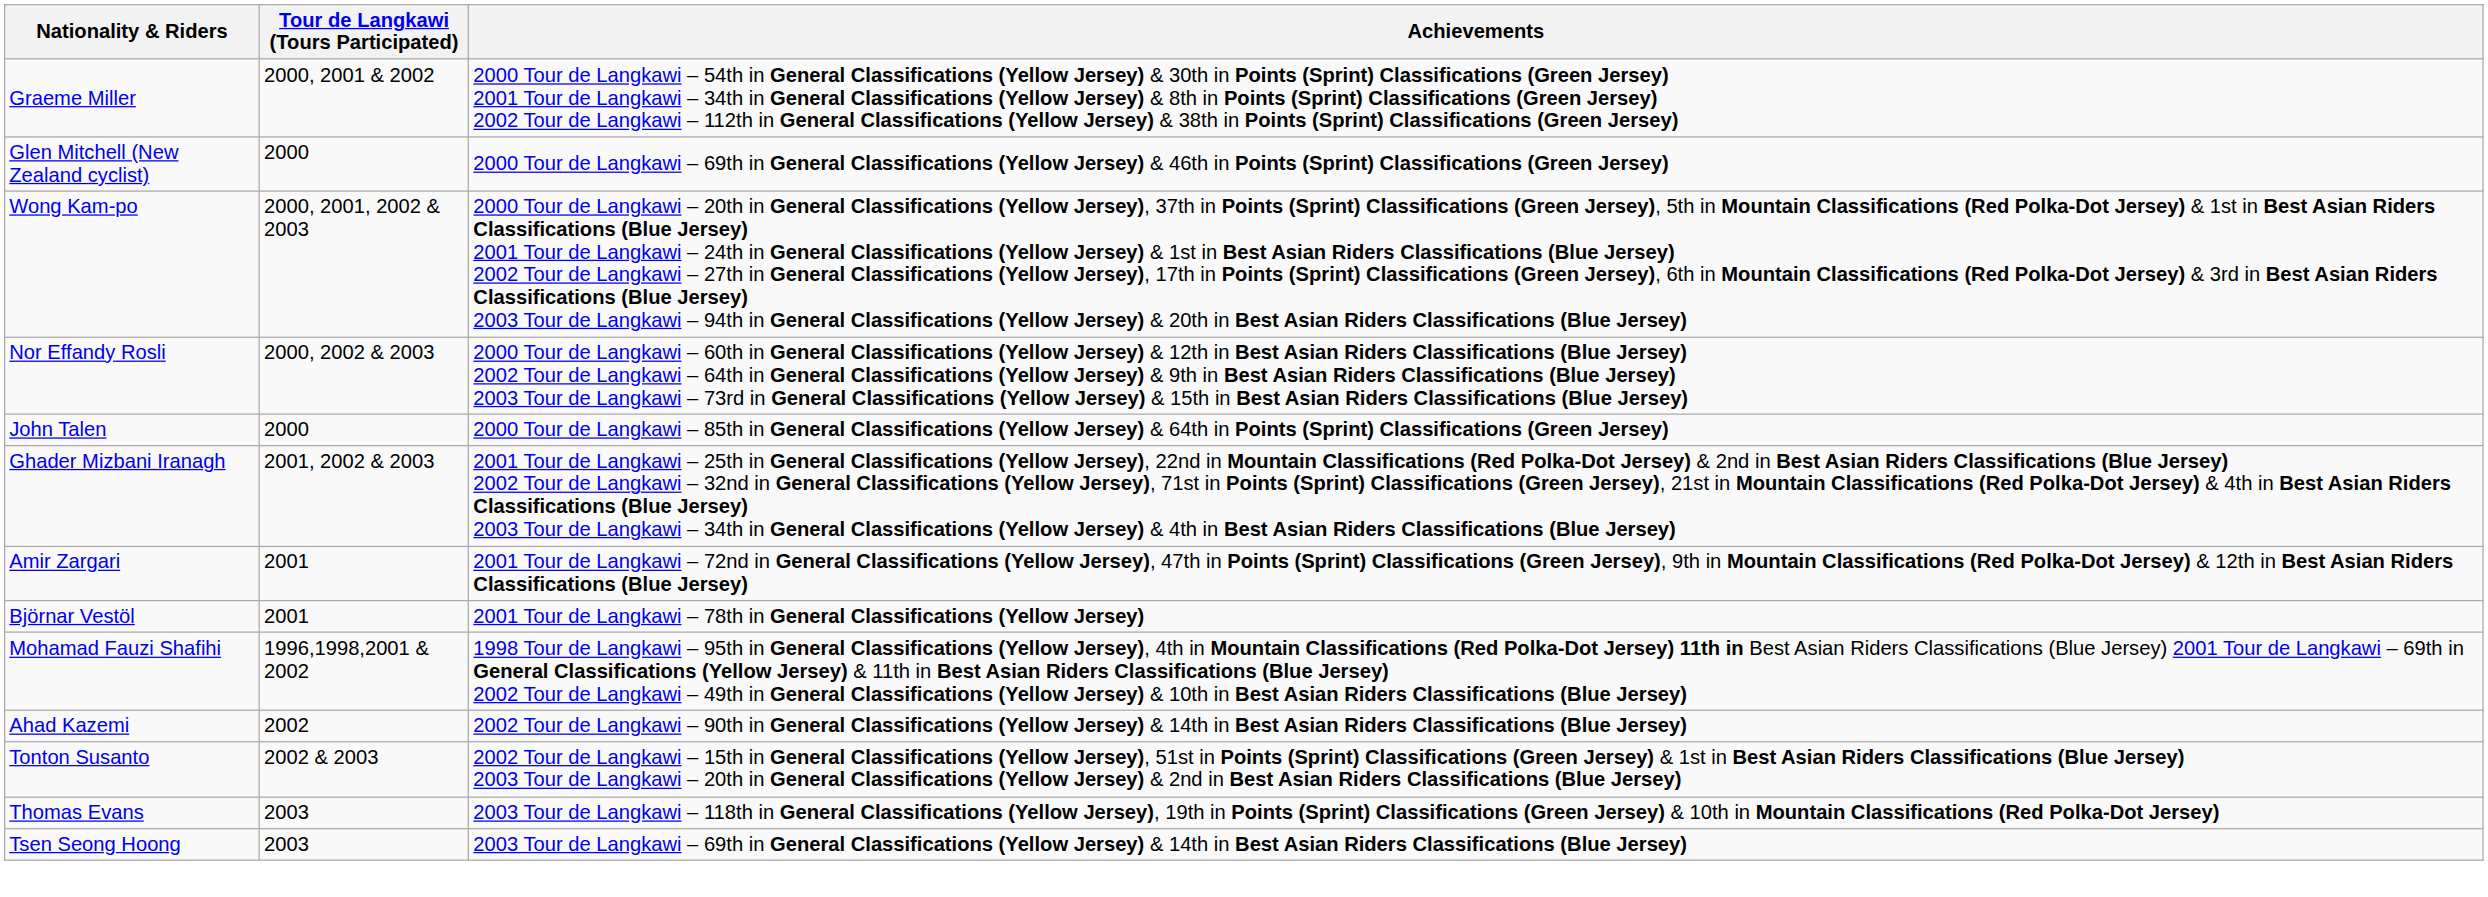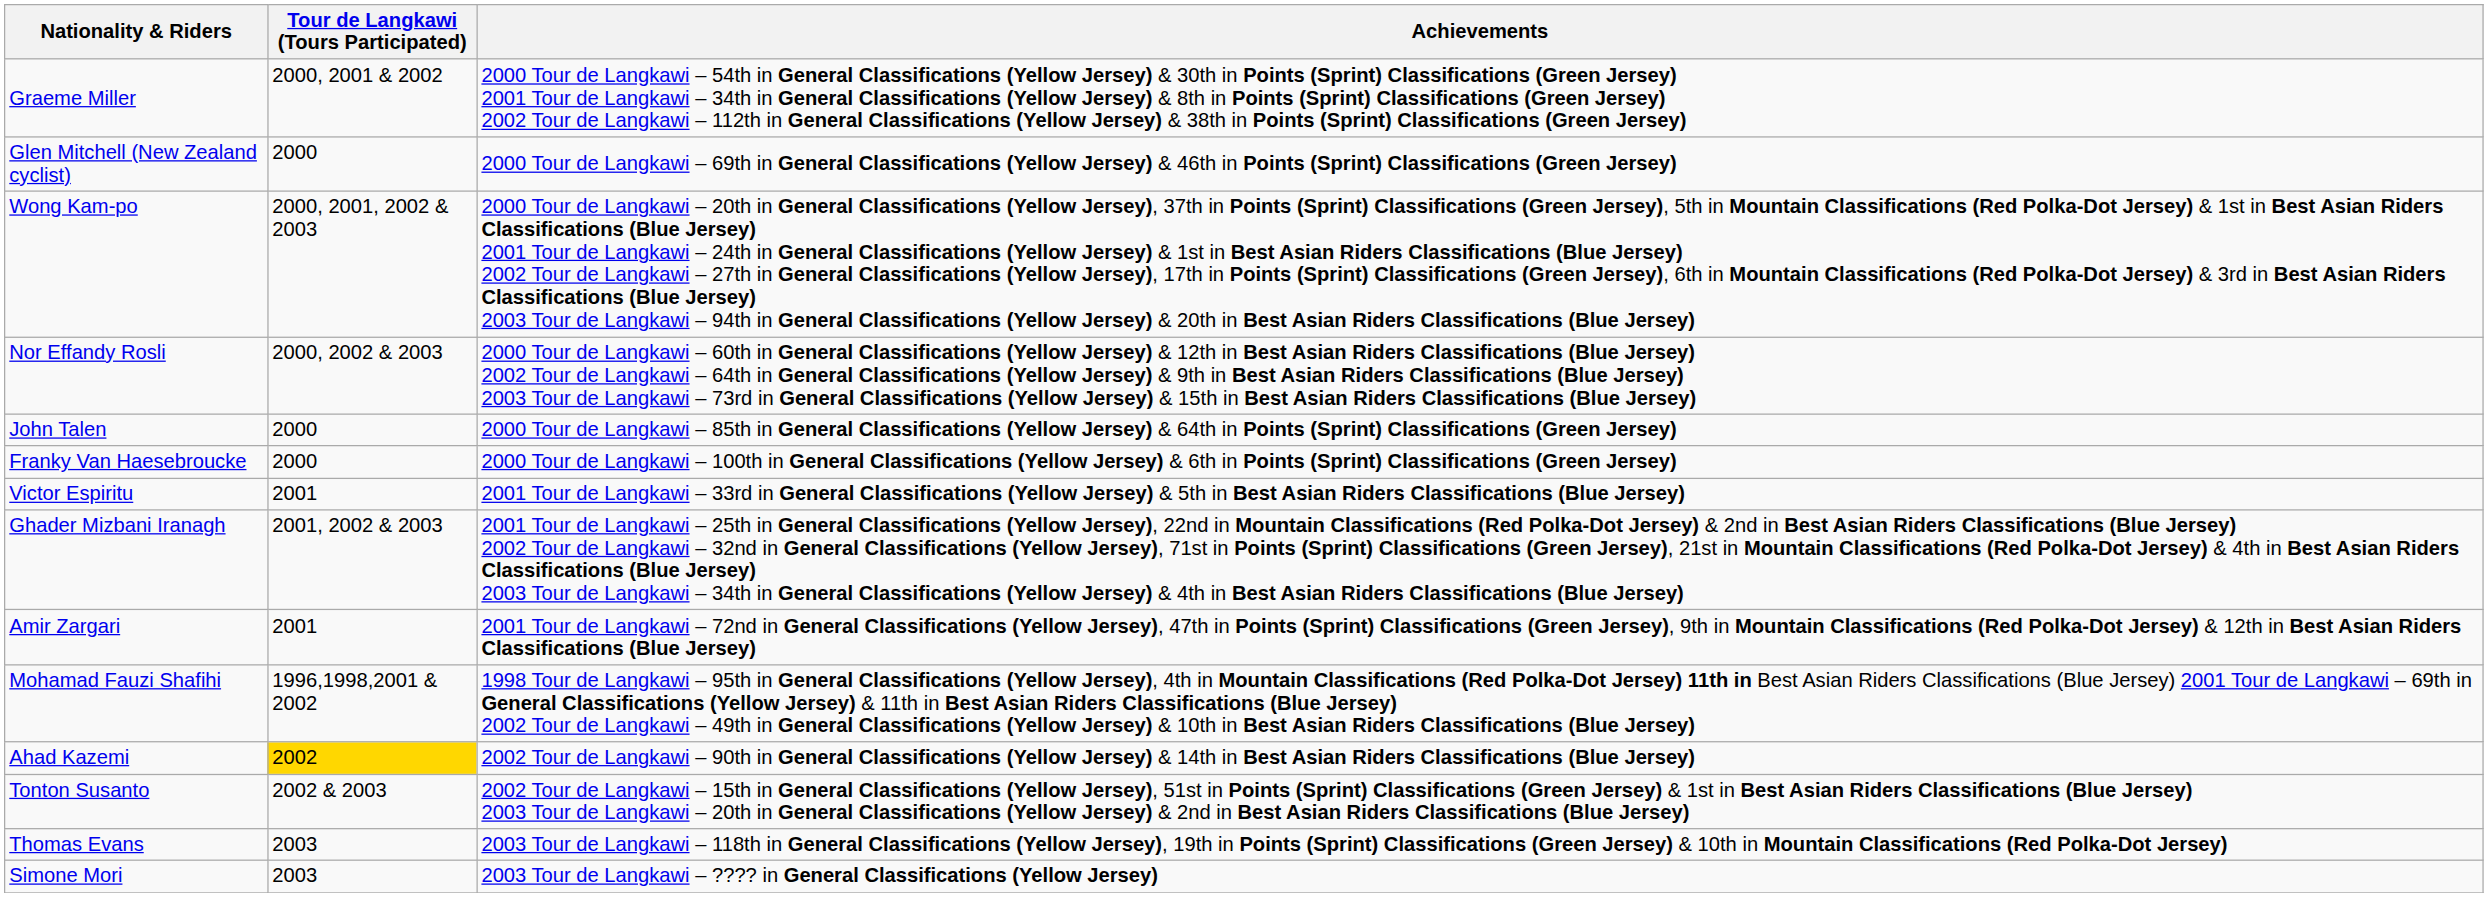+ row: (128, 461)
+ row: (71, 493)
- row: (72, 616)
(286, 725) no background -> (295, 757) gold background
- row: (95, 844)
+ row: (66, 876)
